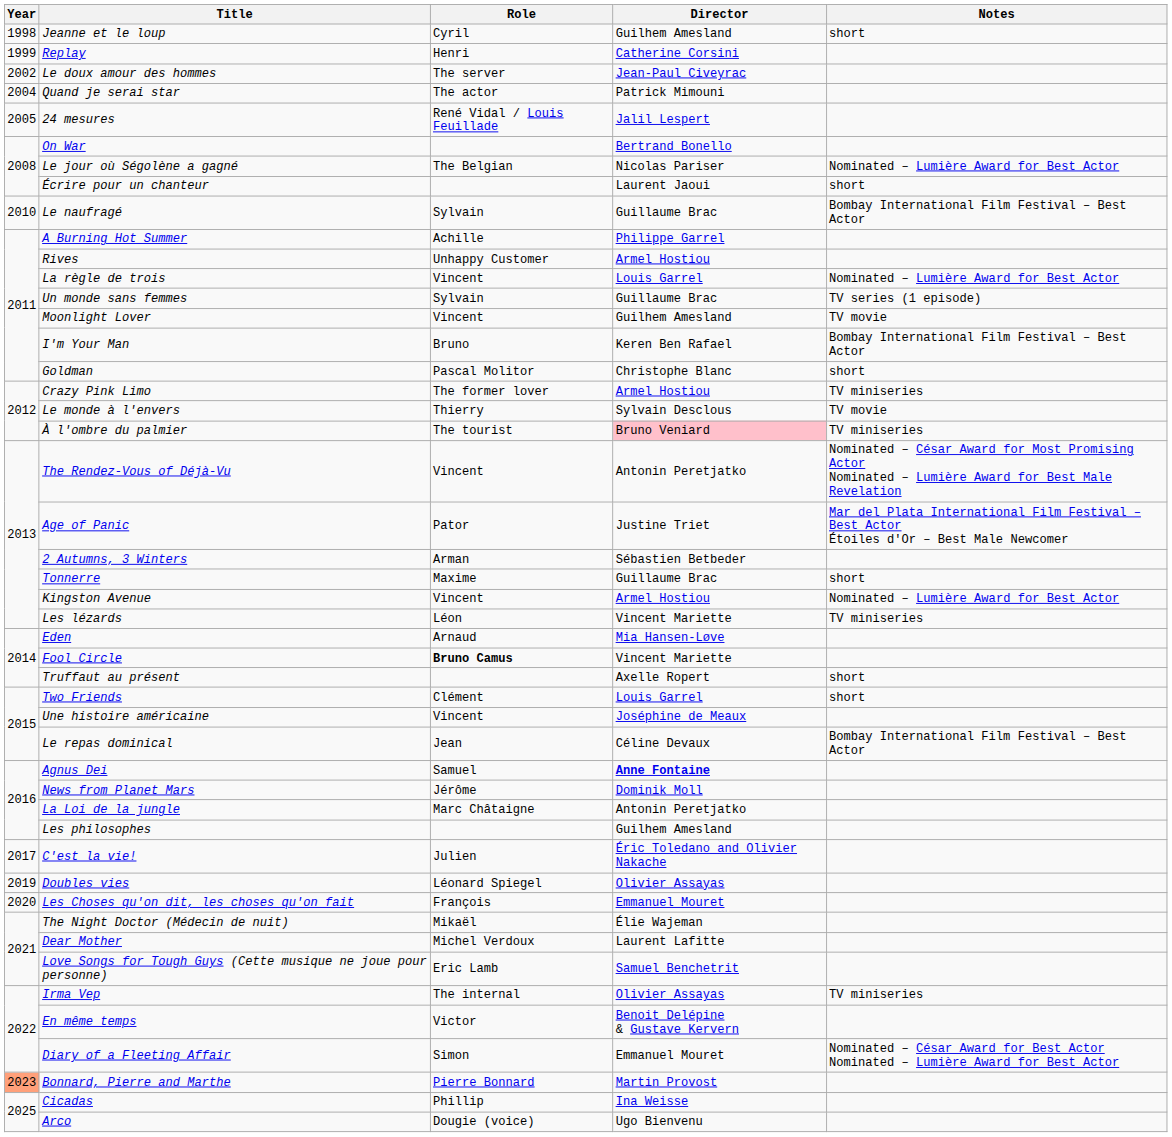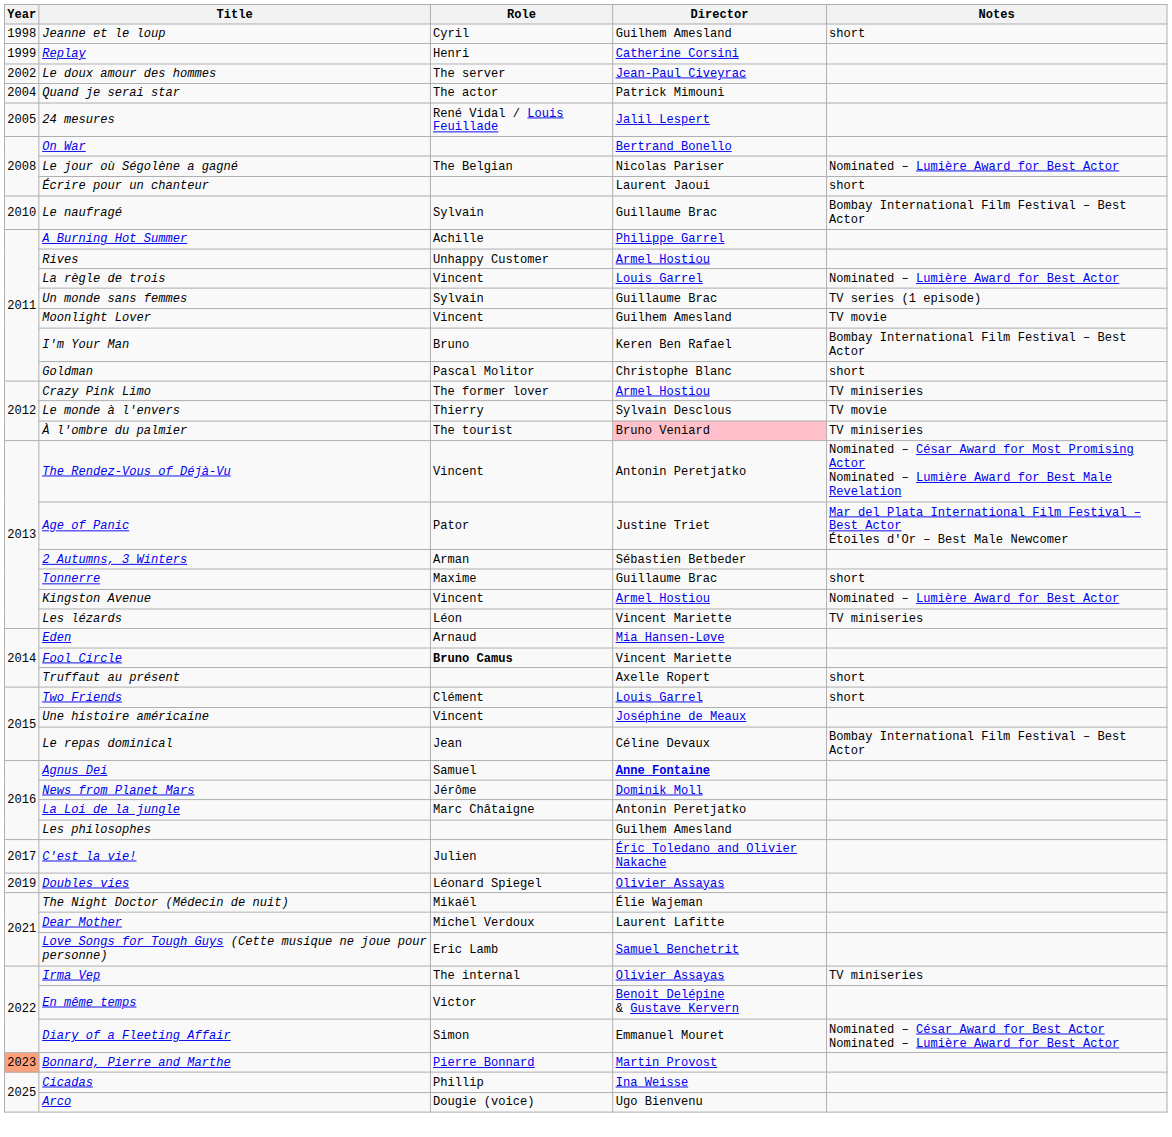- row: (198, 903)
